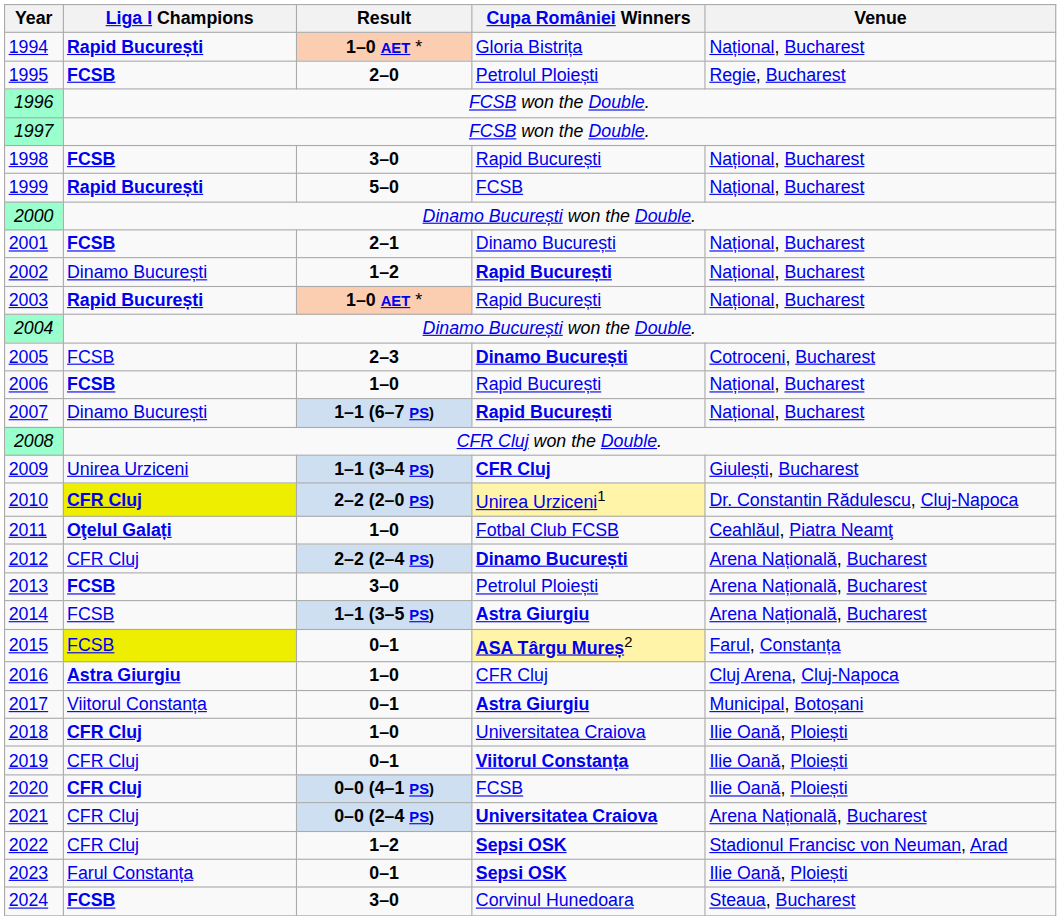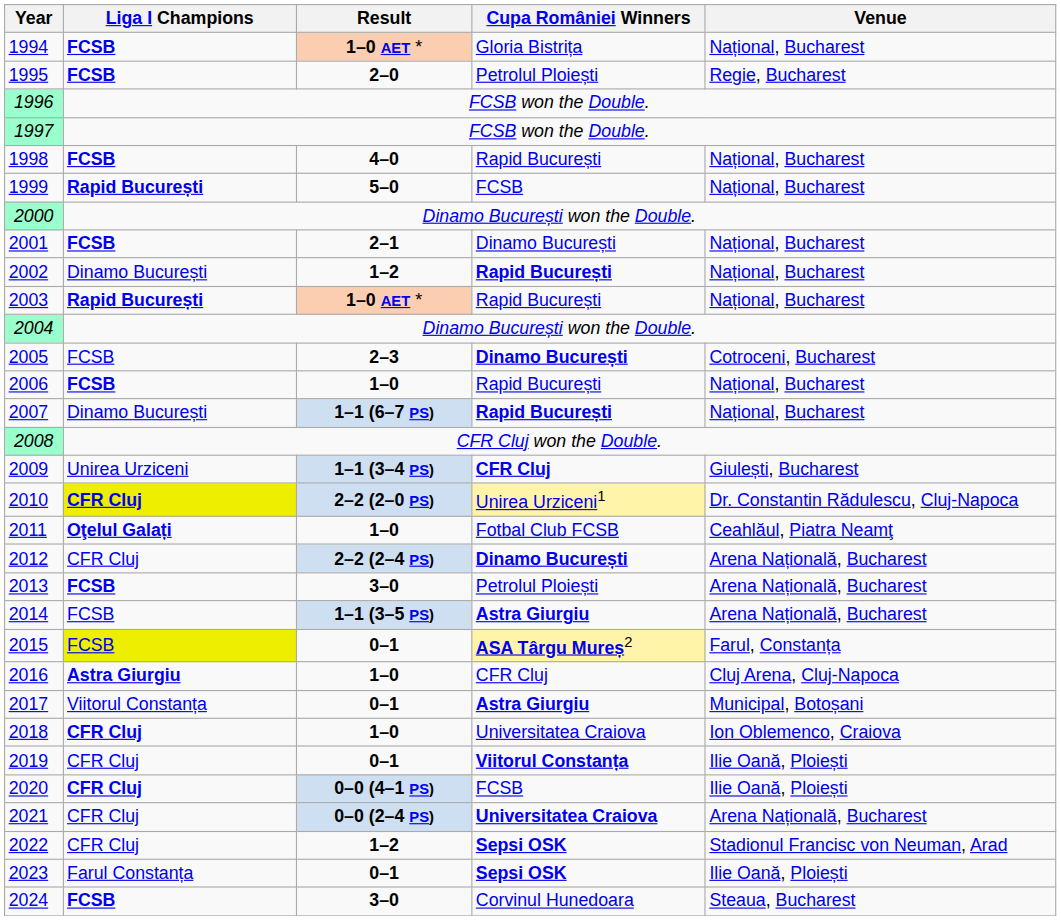(135, 46) Rapid București -> (91, 46) FCSB
(384, 159) 3–0 -> (384, 159) 4–0
(778, 732) Ilie Oană, Ploiești -> (805, 732) Ion Oblemenco, Craiova
